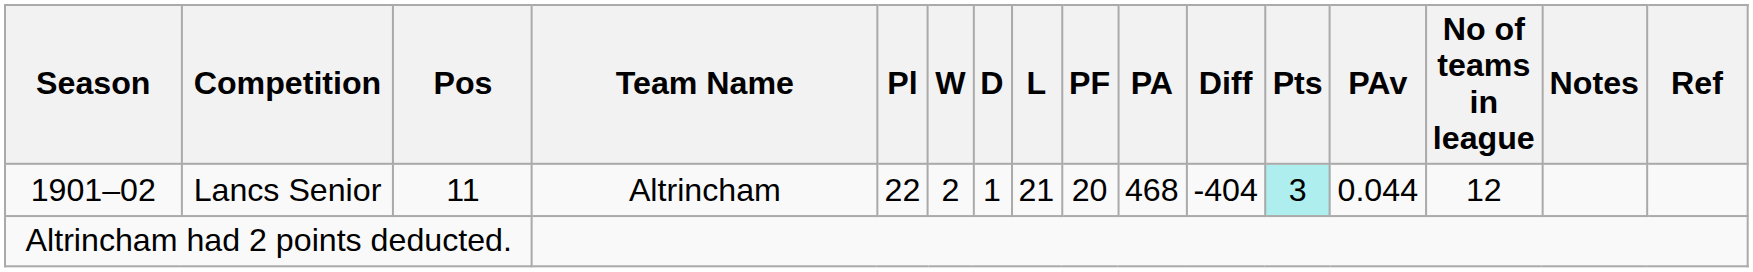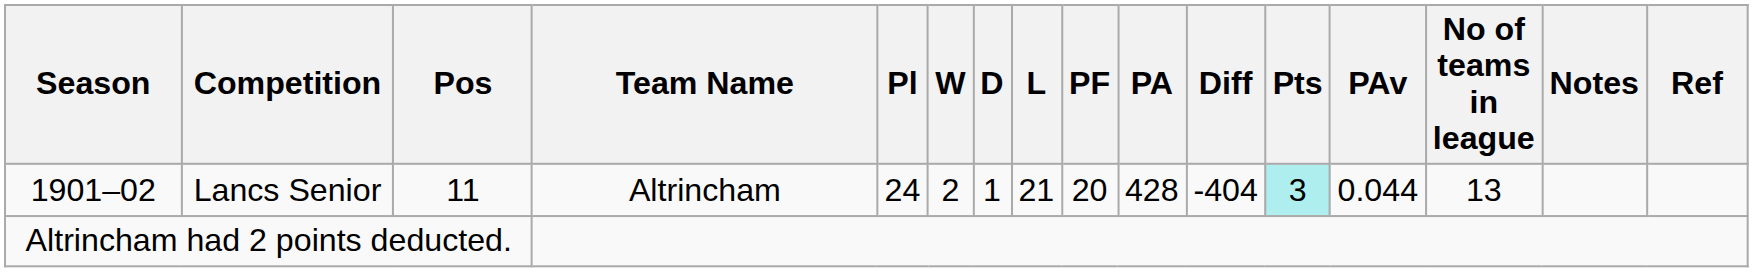(902, 189) 22 -> (902, 189) 24
(1152, 189) 468 -> (1152, 189) 428
(1484, 189) 12 -> (1484, 189) 13
